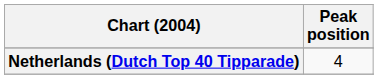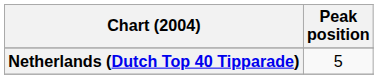(338, 61) 4 -> (338, 61) 5
